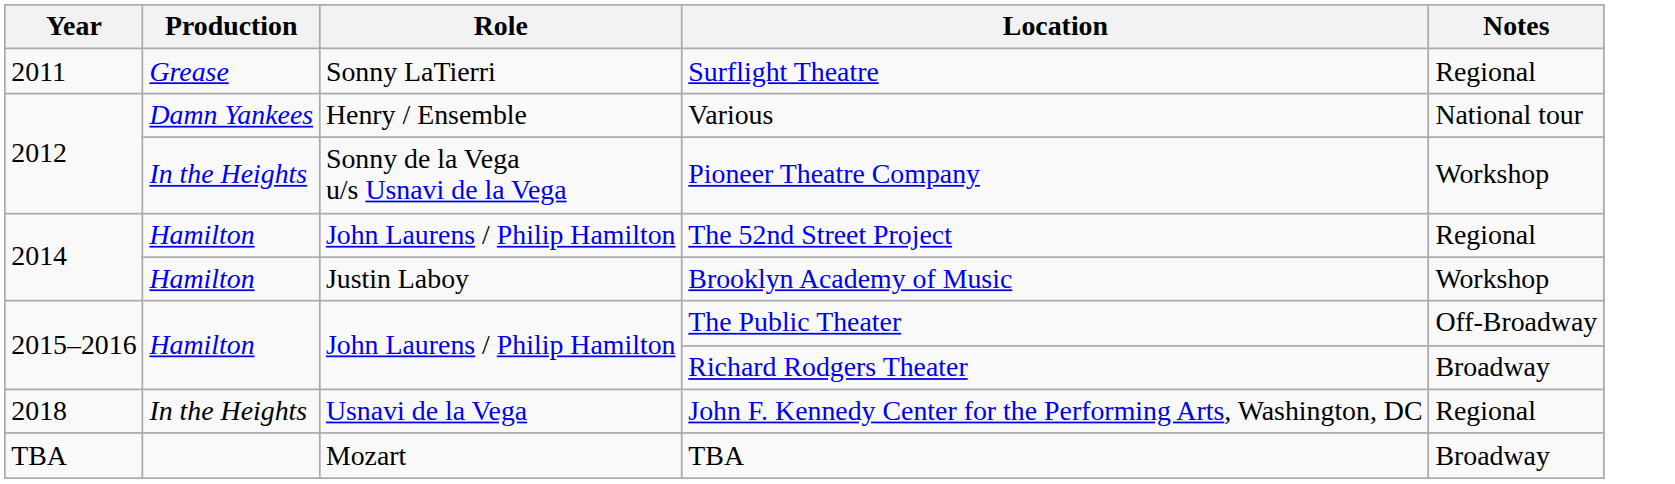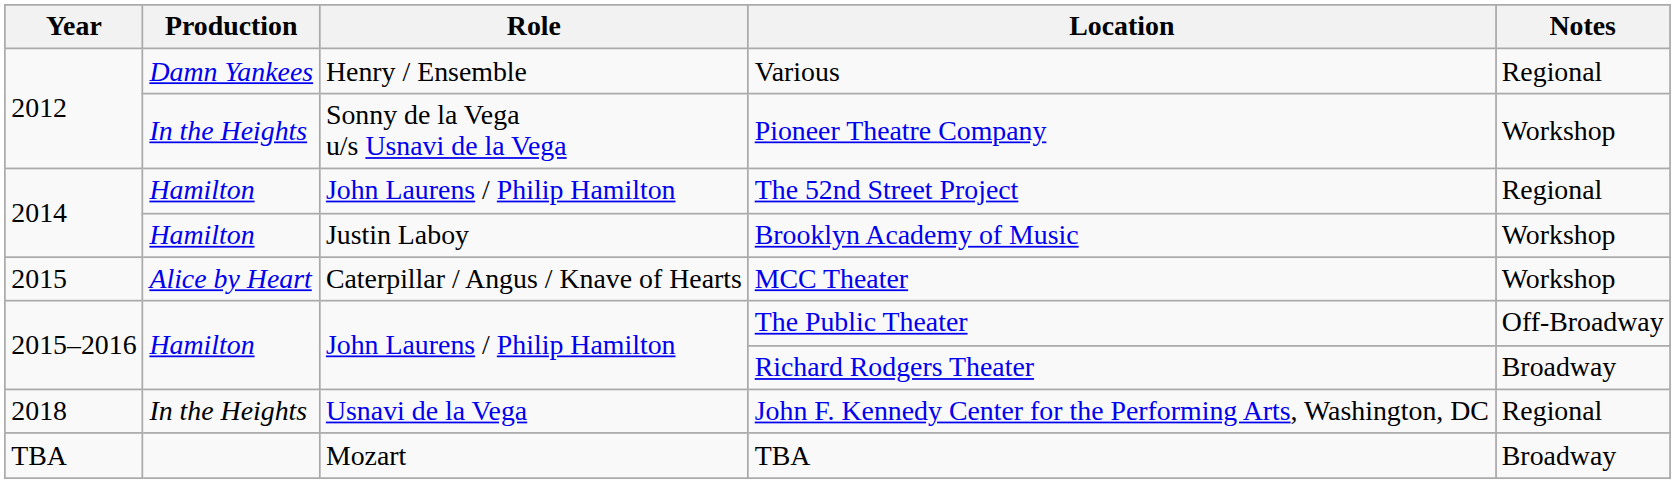- row: (784, 70)
(1509, 114) National tour -> (1552, 70) Regional
+ row: (831, 278)
